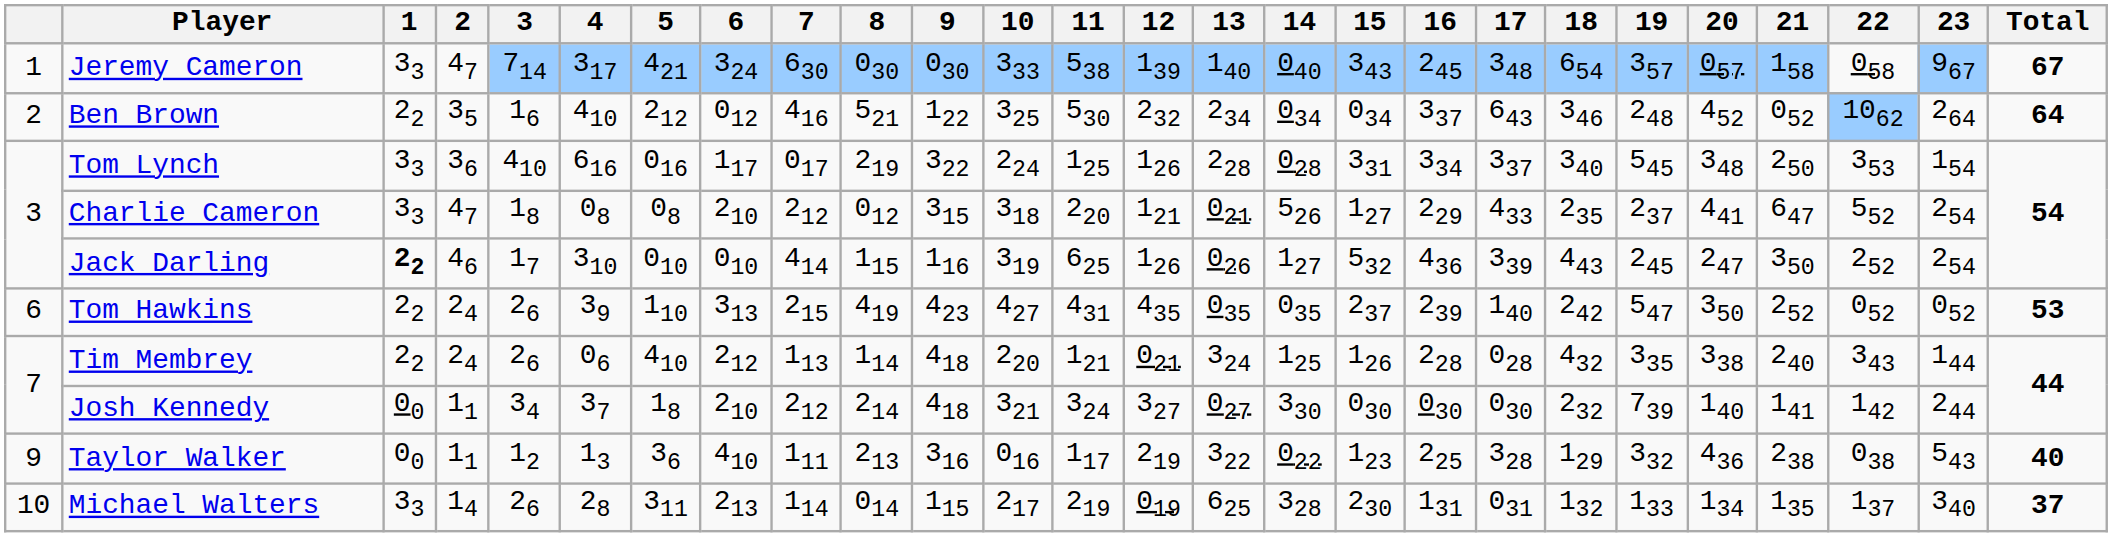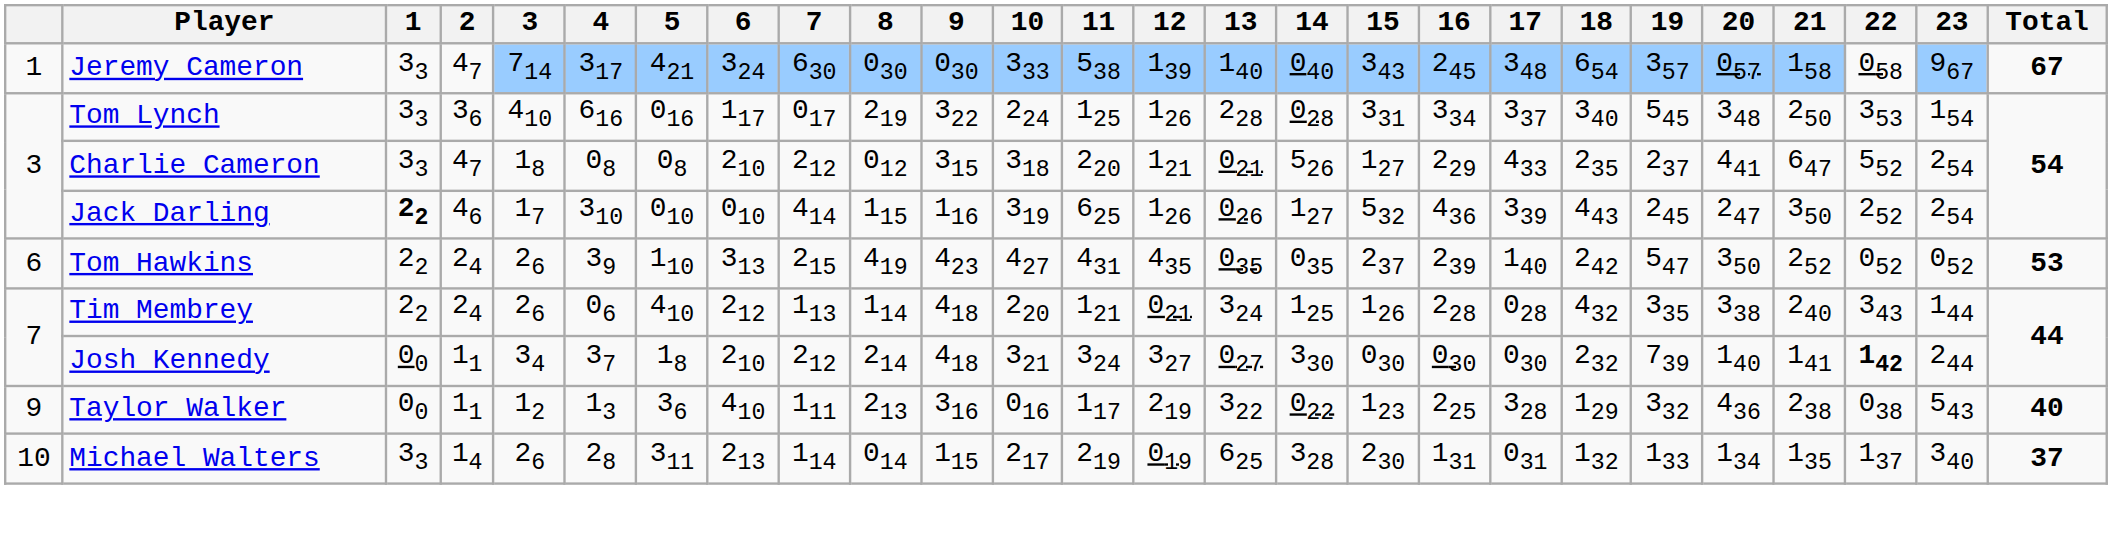- row: (144, 116)
(1873, 407) normal -> (1881, 358) bold
